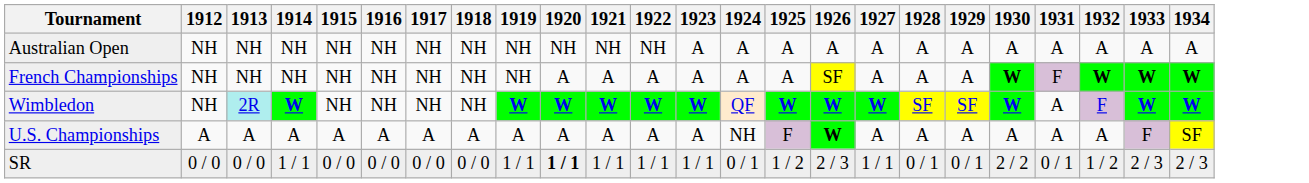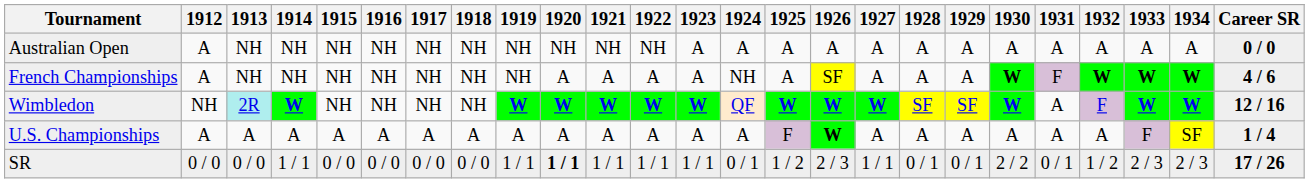+ column: (1259, 18)
(204, 47) NH -> (204, 47) A
(204, 76) NH -> (204, 76) A
(743, 76) A -> (743, 76) NH
(743, 134) NH -> (743, 134) A
